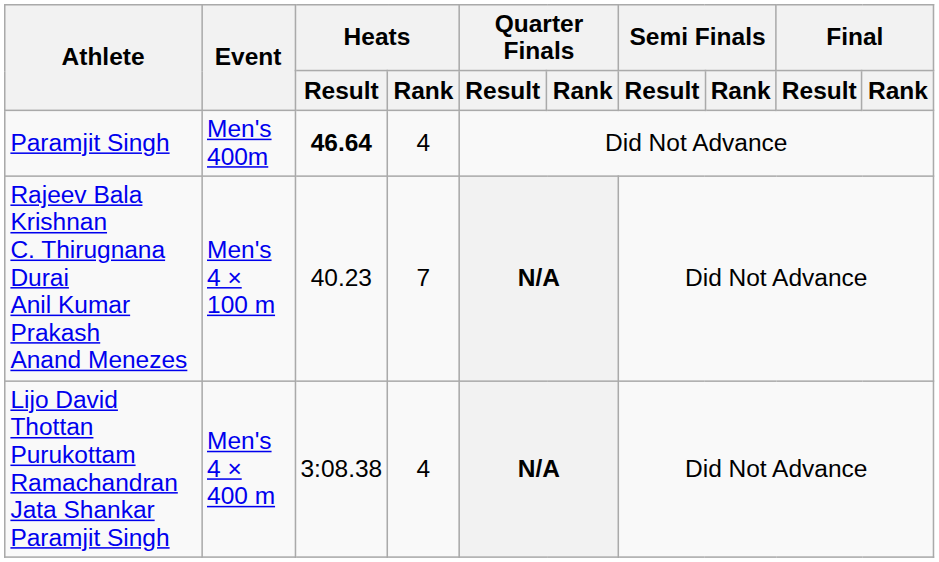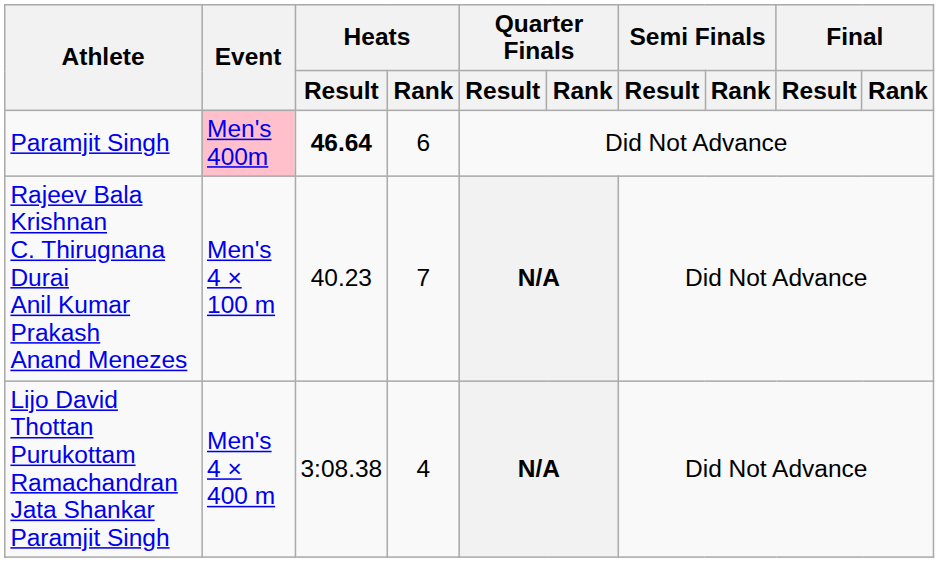(239, 142) no background -> (239, 142) pink background
(423, 142) 4 -> (423, 142) 6
